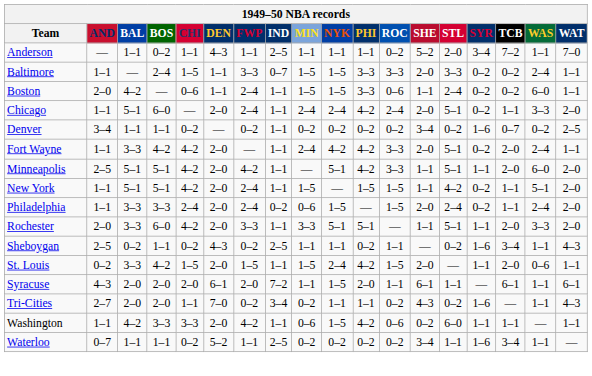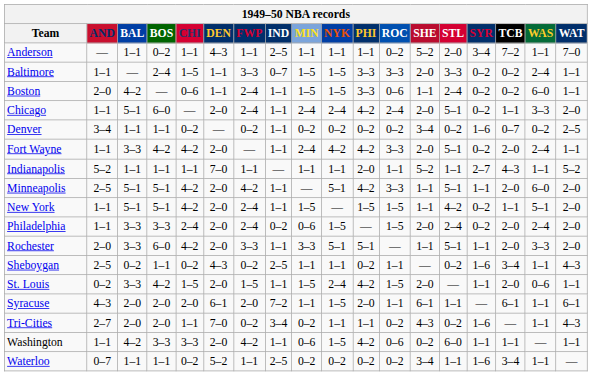+ row: (36, 168)
(510, 207) 1–1 -> (510, 226) 2–0
